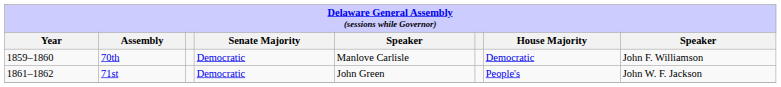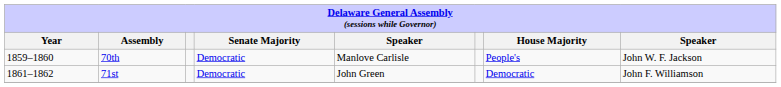(510, 57) Democratic -> (503, 57) People's
(663, 57) John F. Williamson -> (662, 57) John W. F. Jackson
(503, 73) People's -> (510, 73) Democratic
(662, 73) John W. F. Jackson -> (663, 73) John F. Williamson
